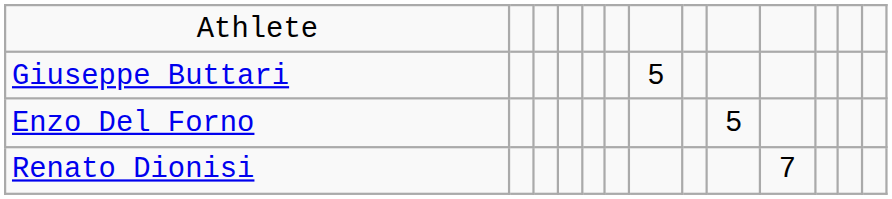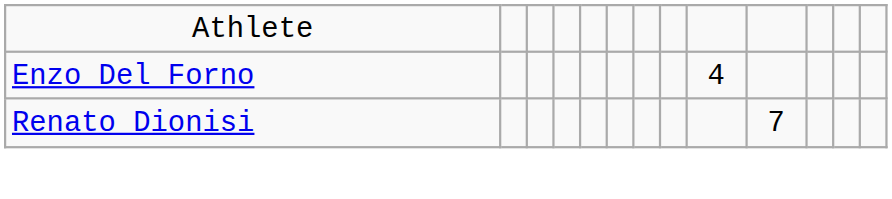- row: (151, 76)
(734, 123) 5 -> (716, 76) 4
